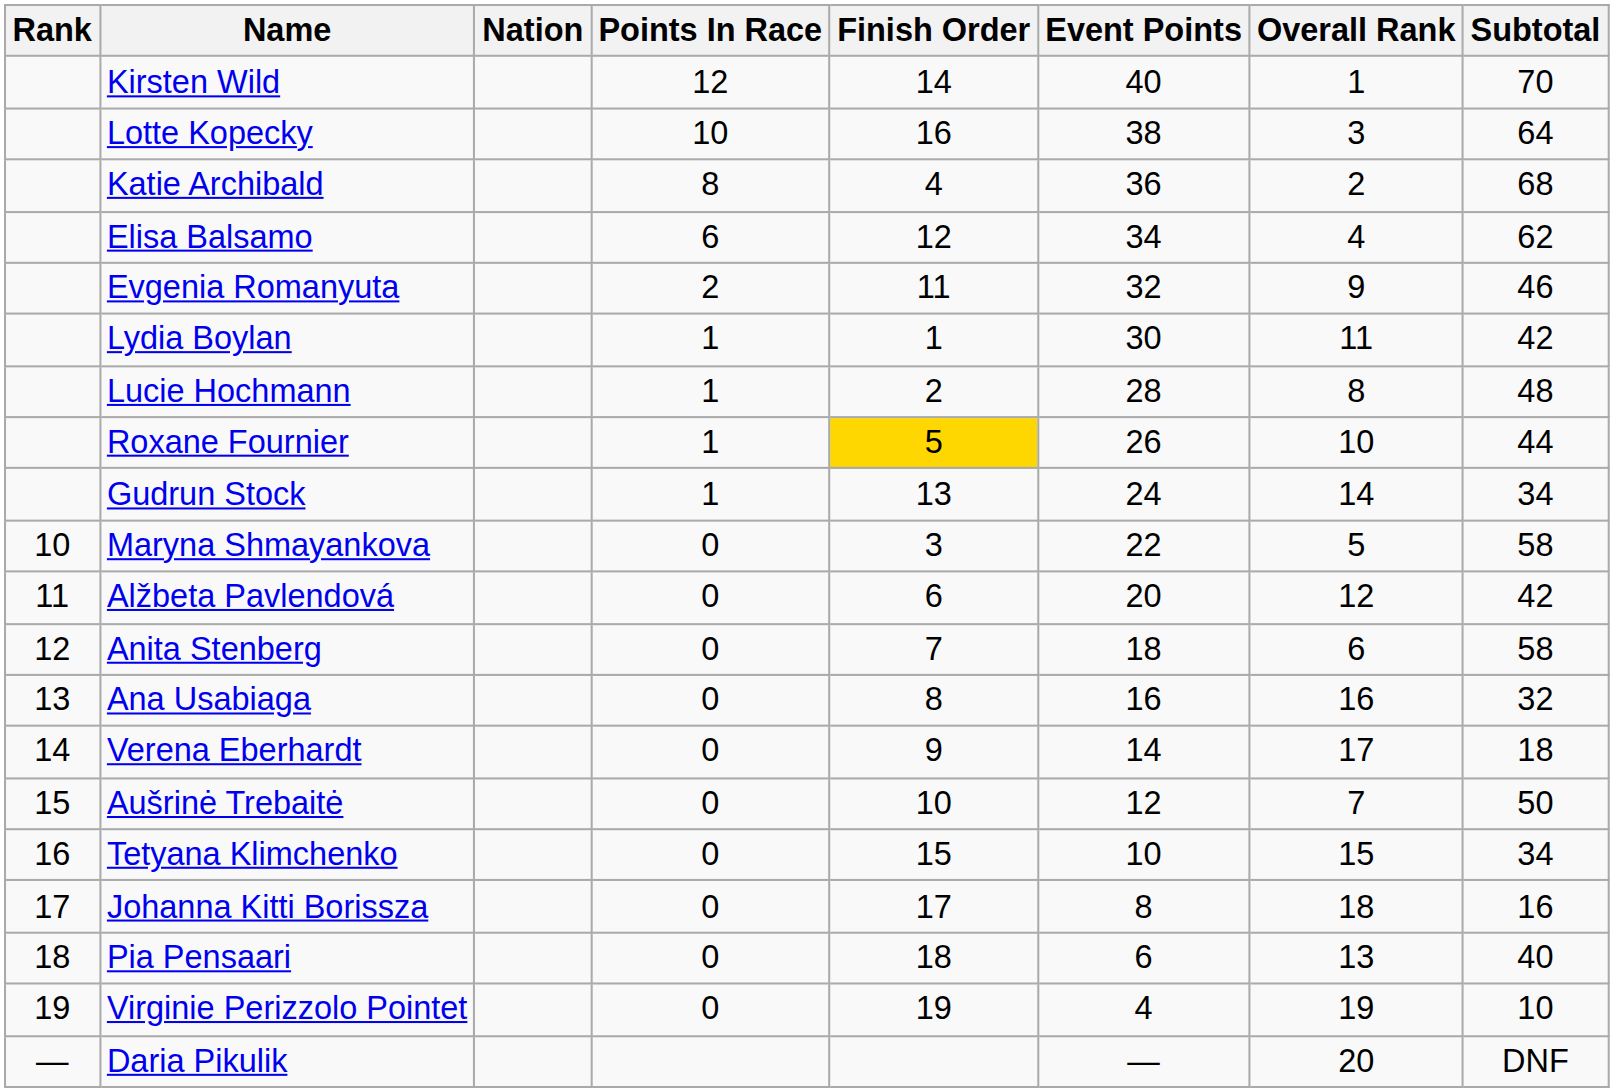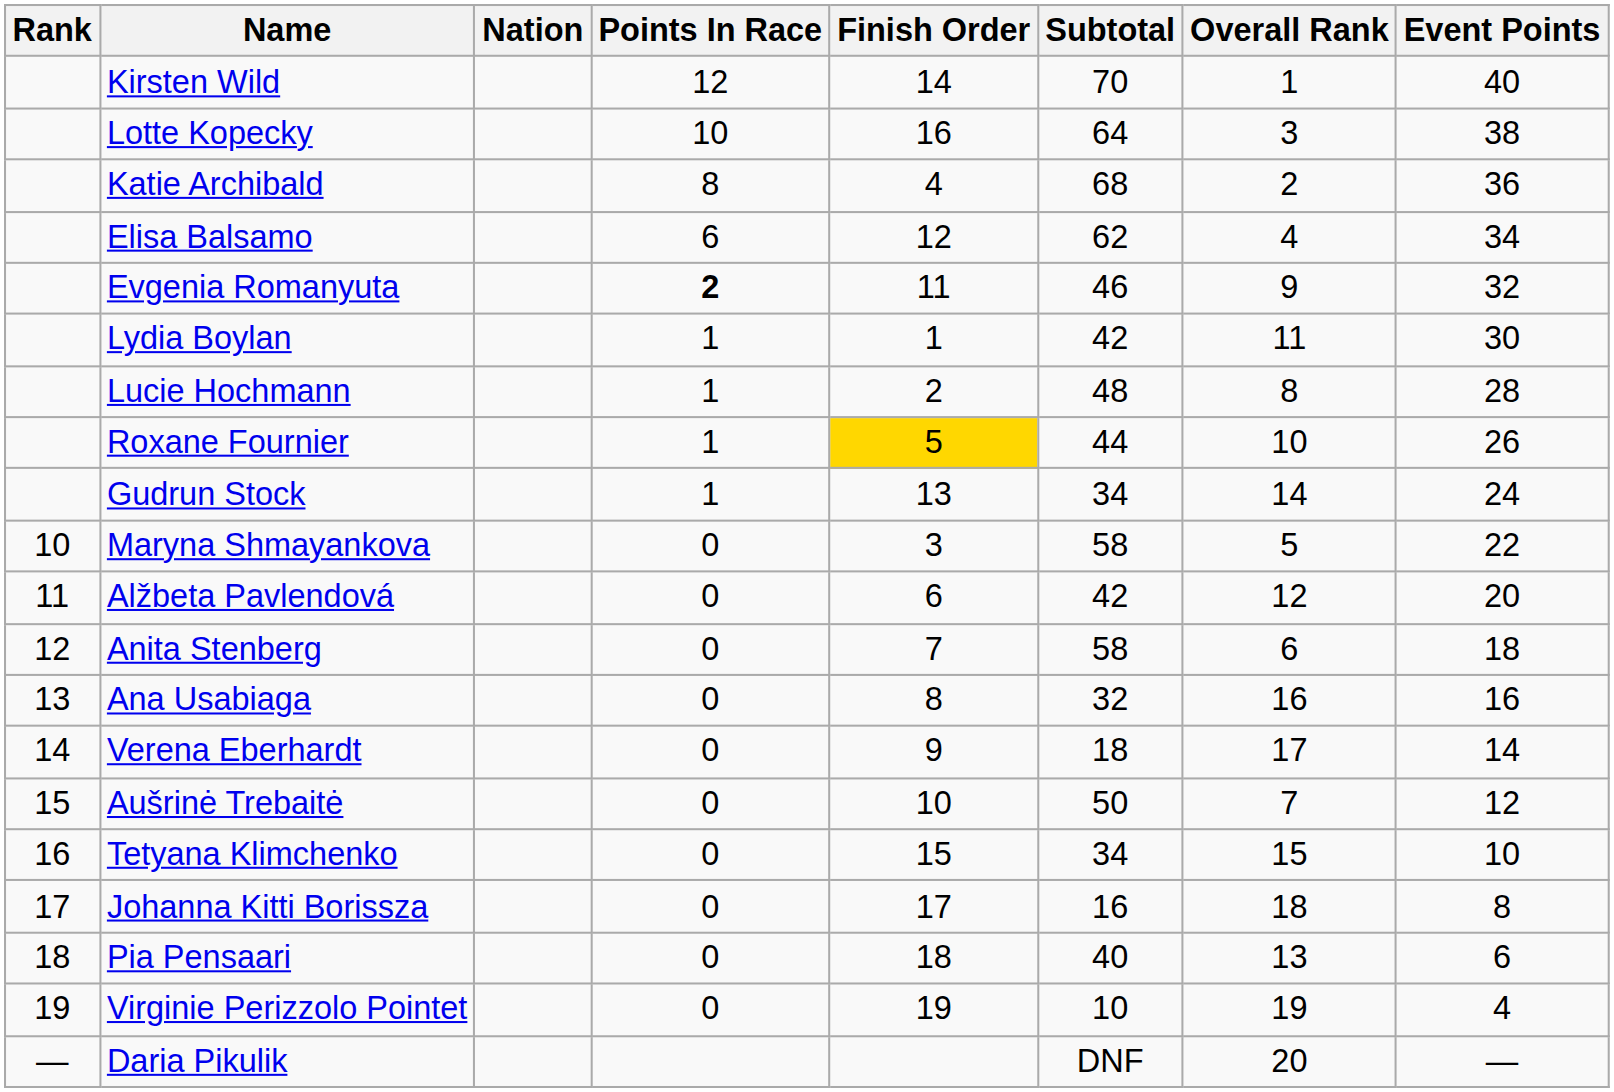columns swapped: (1144, 30) <-> (1535, 30)
(710, 287) normal -> (710, 287) bold
